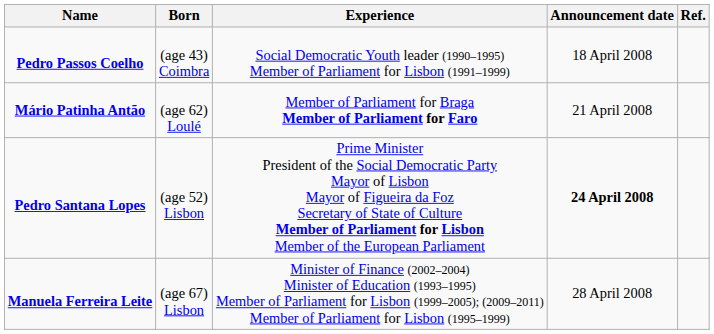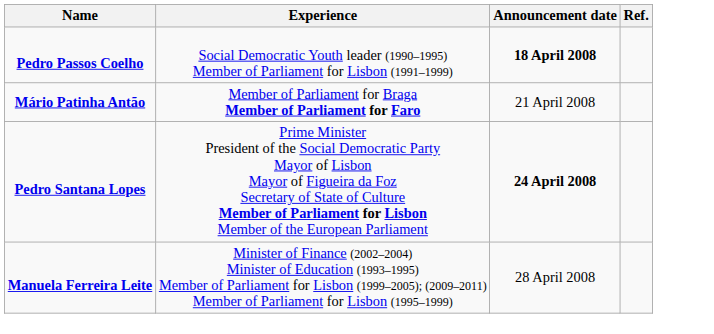- column: (184, 15)
(612, 54) normal -> (555, 54) bold
